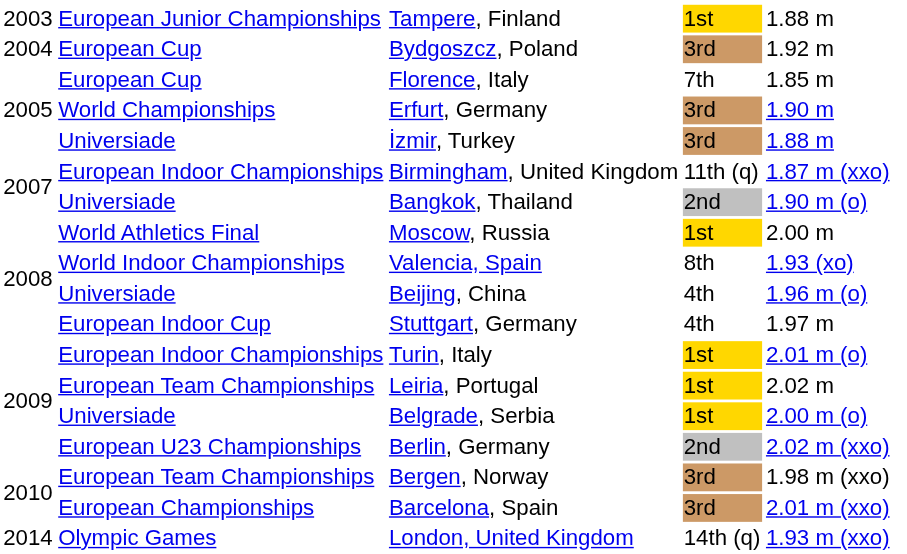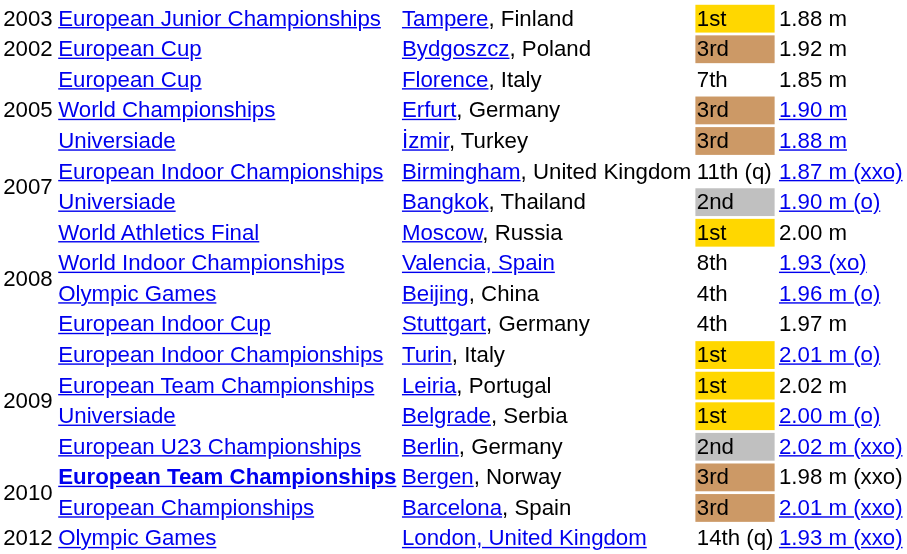(28, 49) 2004 -> (28, 49) 2002
(117, 293) Universiade -> (137, 293) Olympic Games
(216, 477) normal -> (227, 477) bold
(28, 538) 2014 -> (28, 538) 2012
